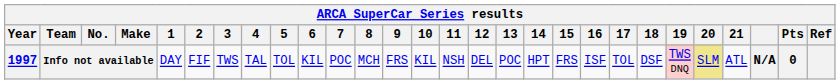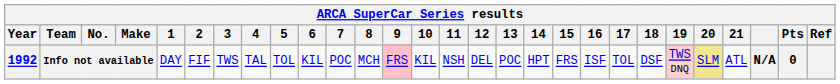(22, 61) 1997 -> (22, 61) 1992
(397, 61) no background -> (397, 61) pink background
